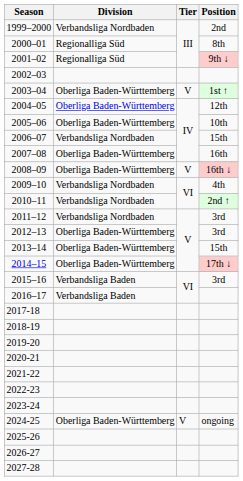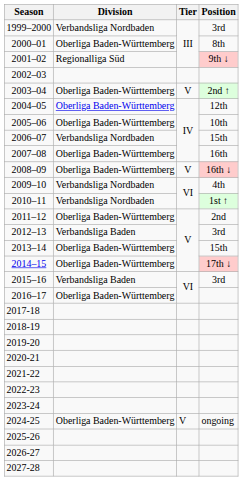(219, 28) 2nd -> (219, 28) 3rd
(90, 43) Regionalliga Süd -> (115, 43) Oberliga Baden-Württemberg
(219, 91) 1st ↑ -> (219, 91) 2nd ↑
(219, 201) 2nd ↑ -> (219, 201) 1st ↑
(105, 216) Verbandsliga Nordbaden -> (115, 216) Oberliga Baden-Württemberg
(219, 216) 3rd -> (219, 216) 2nd
(115, 232) Oberliga Baden-Württemberg -> (96, 232) Verbandsliga Baden
(96, 295) Verbandsliga Baden -> (115, 295) Oberliga Baden-Württemberg
